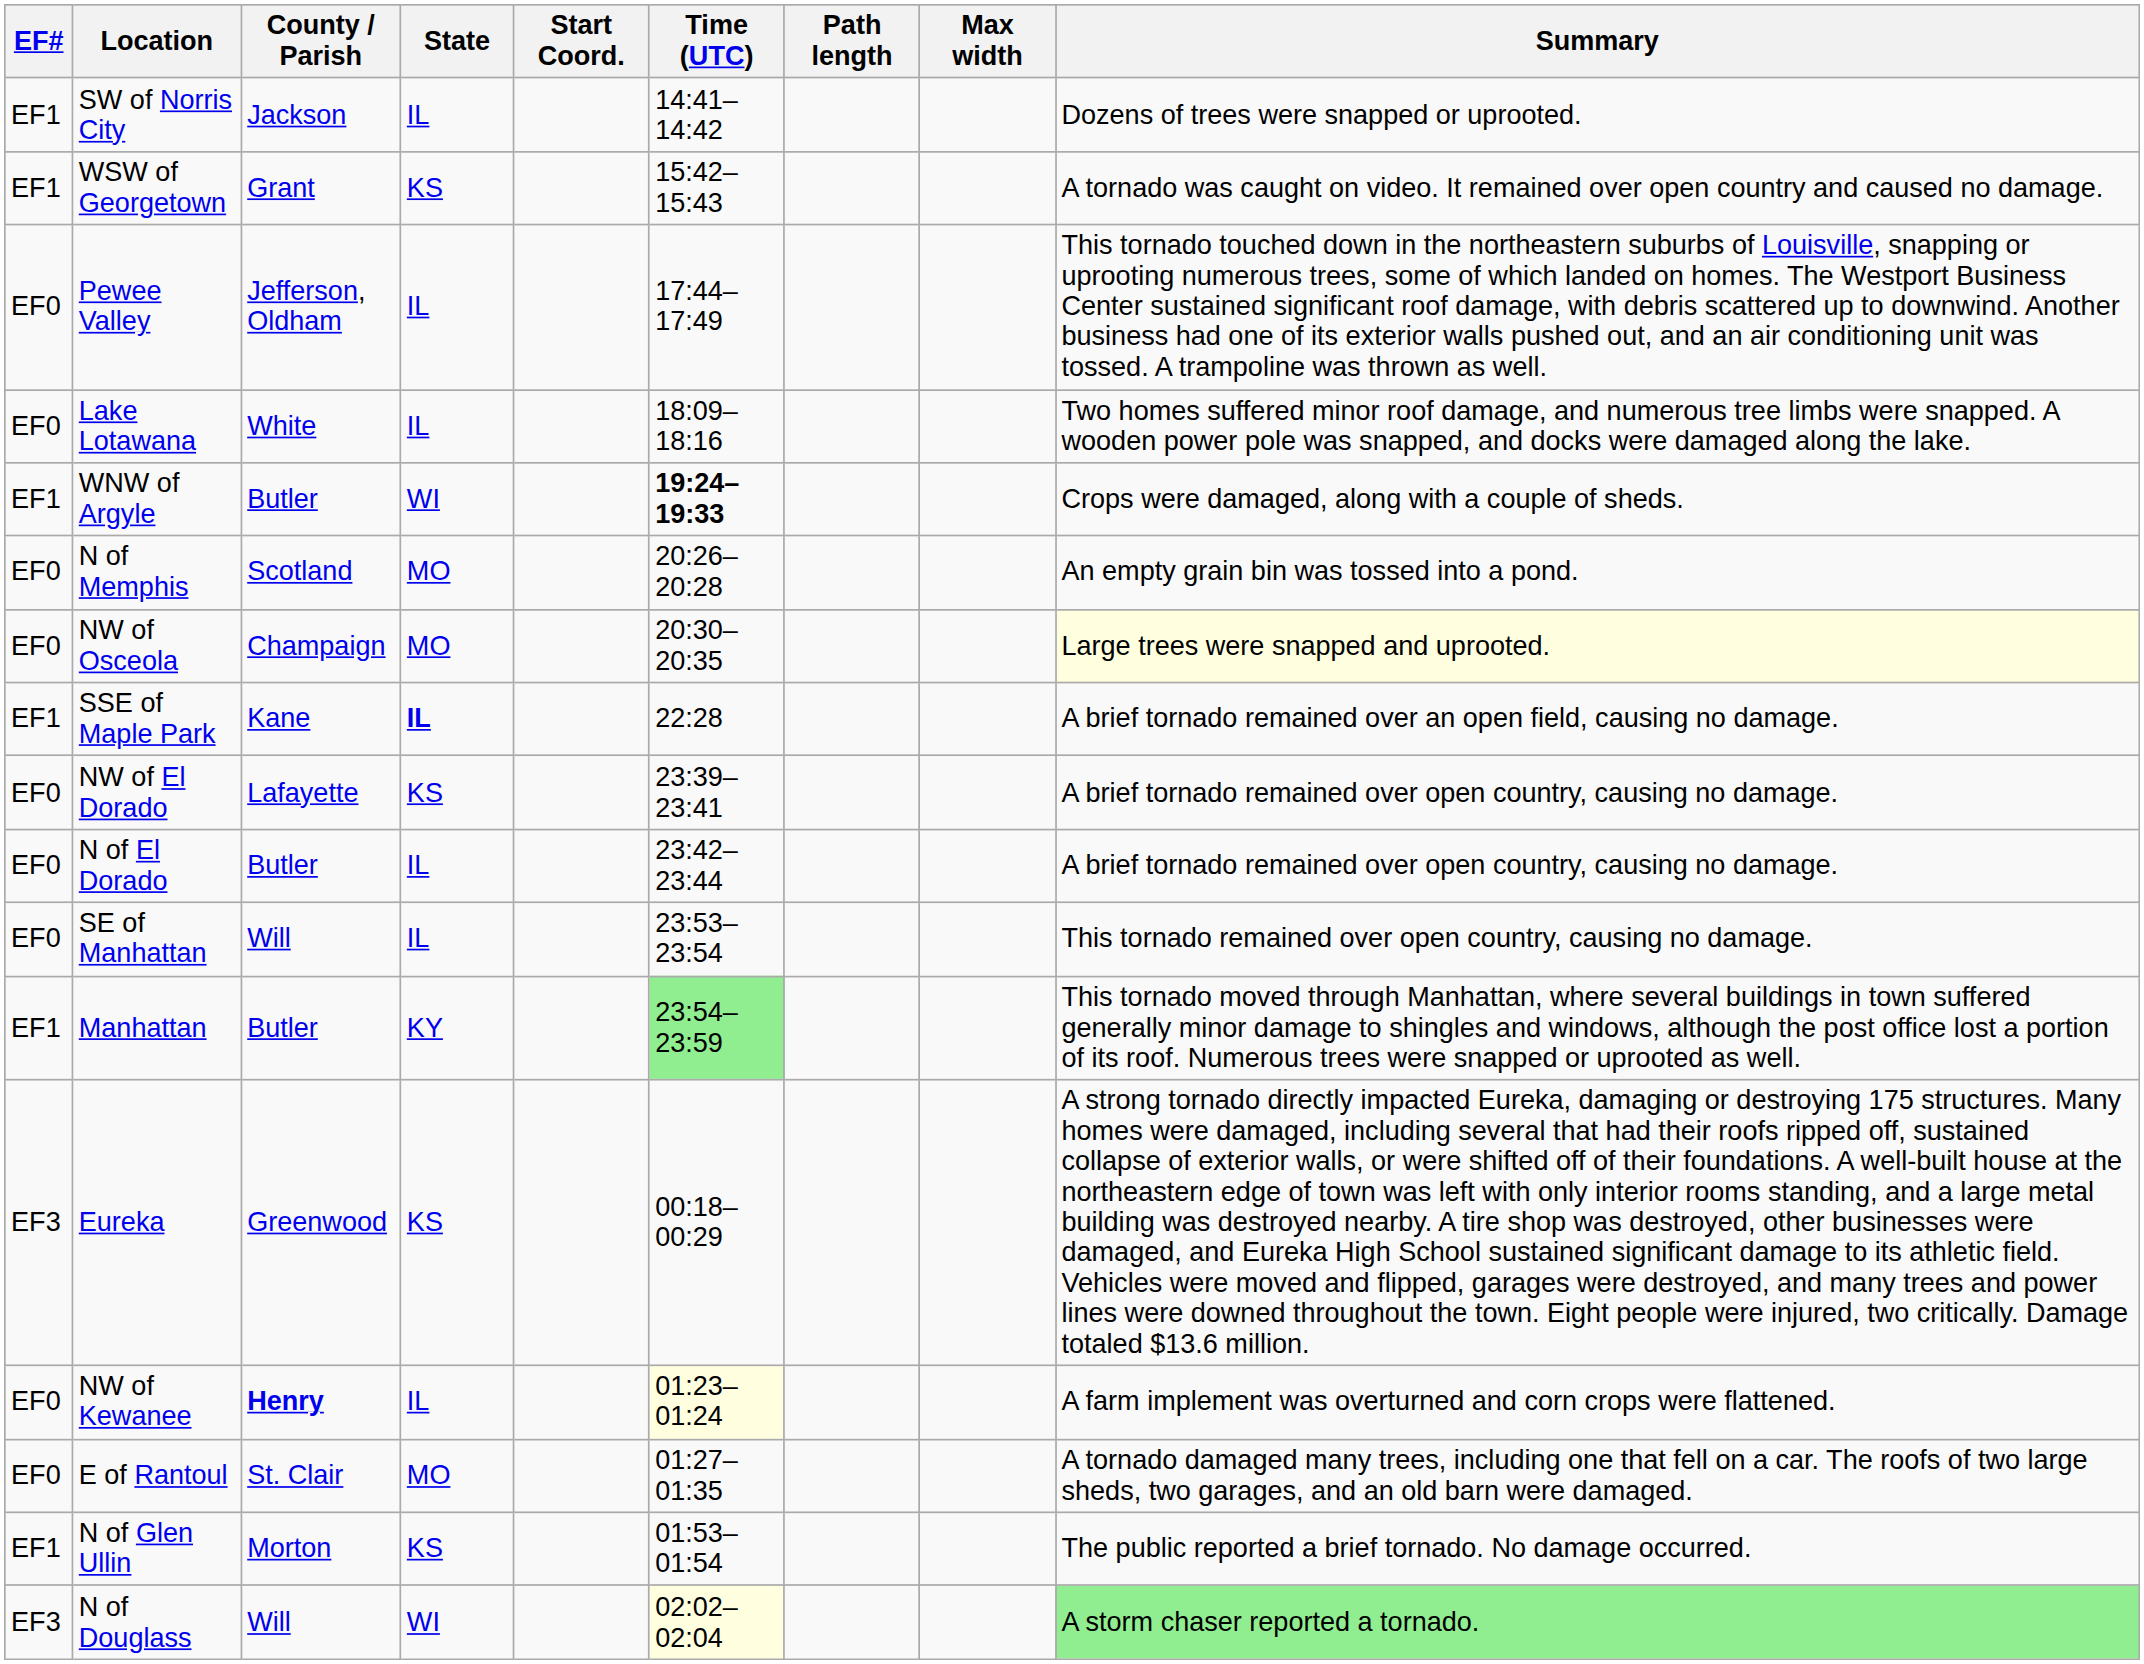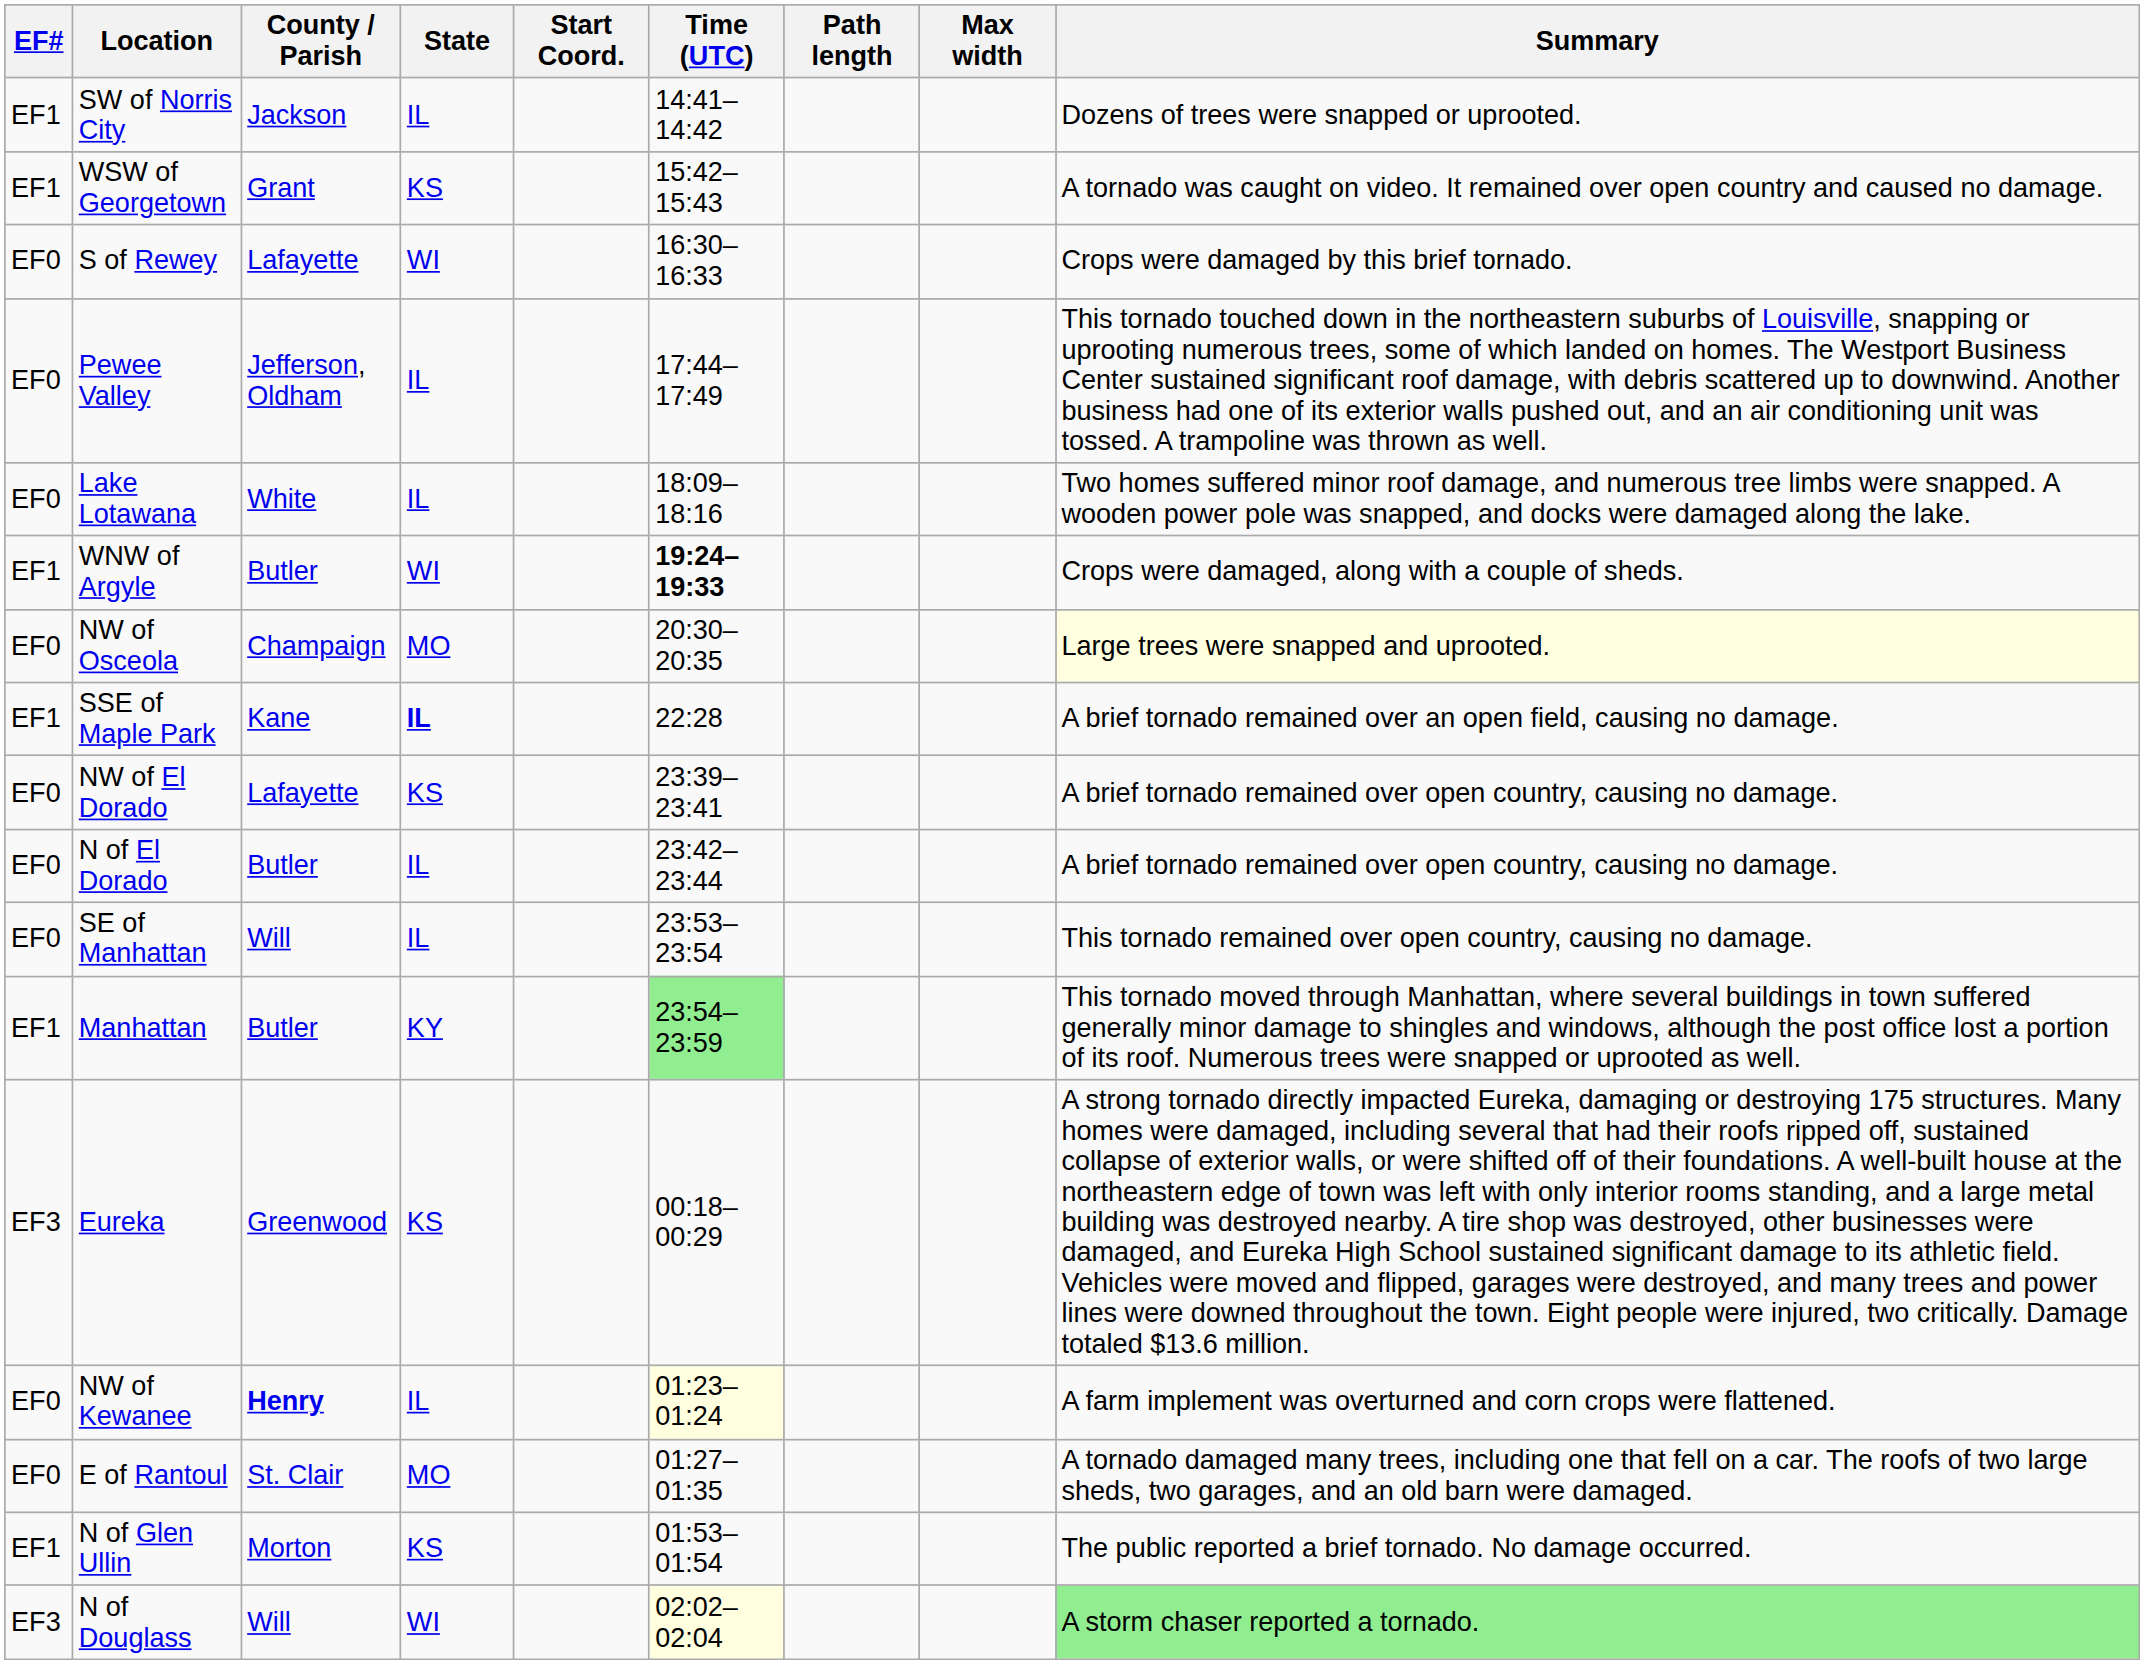+ row: (148, 261)
- row: (134, 572)
